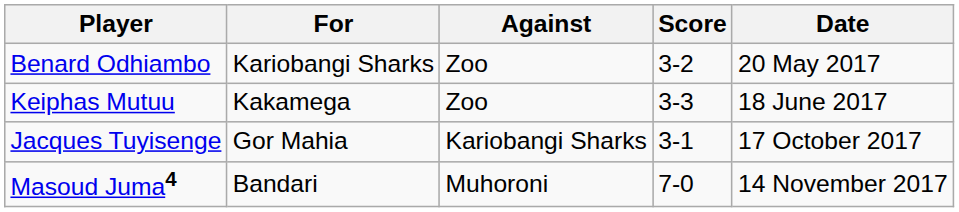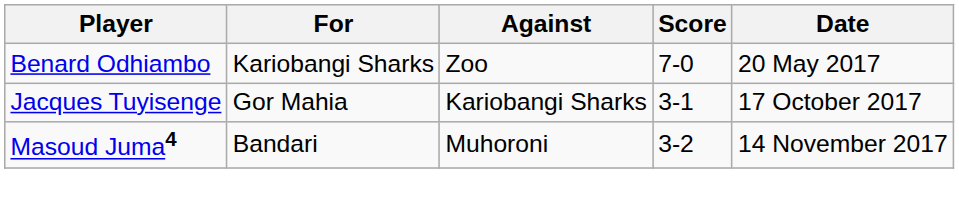(676, 63) 3-2 -> (676, 63) 7-0
- row: (93, 102)
(676, 183) 7-0 -> (676, 144) 3-2
